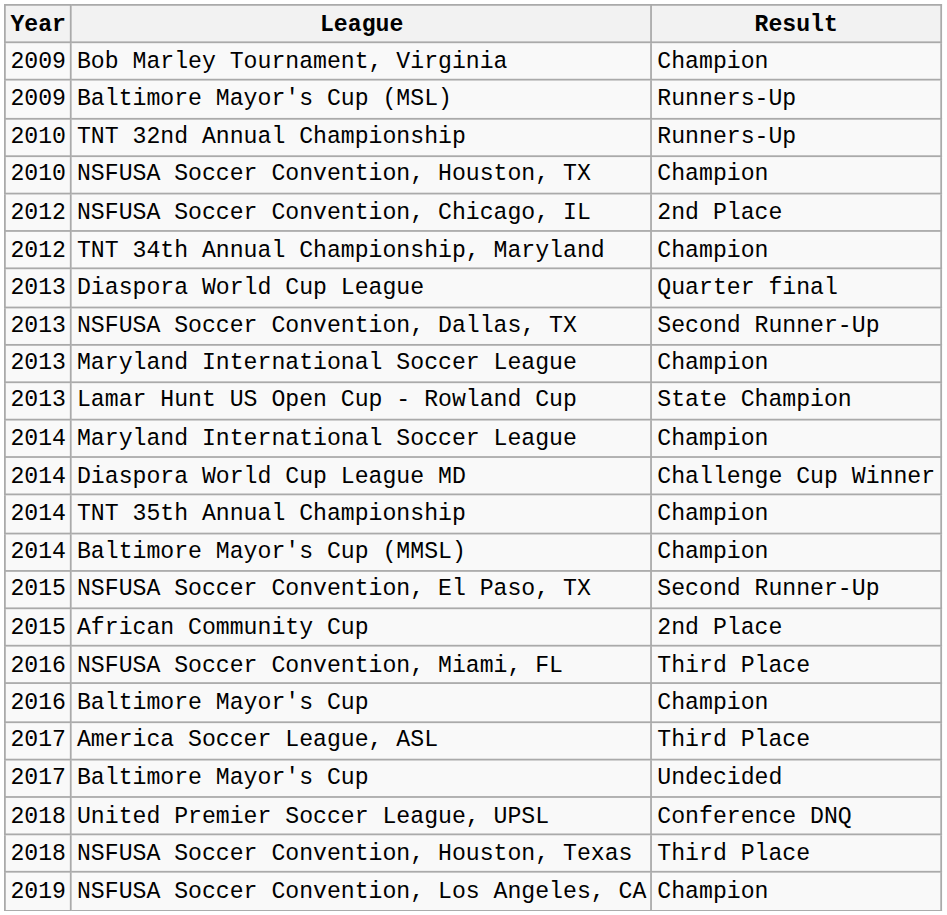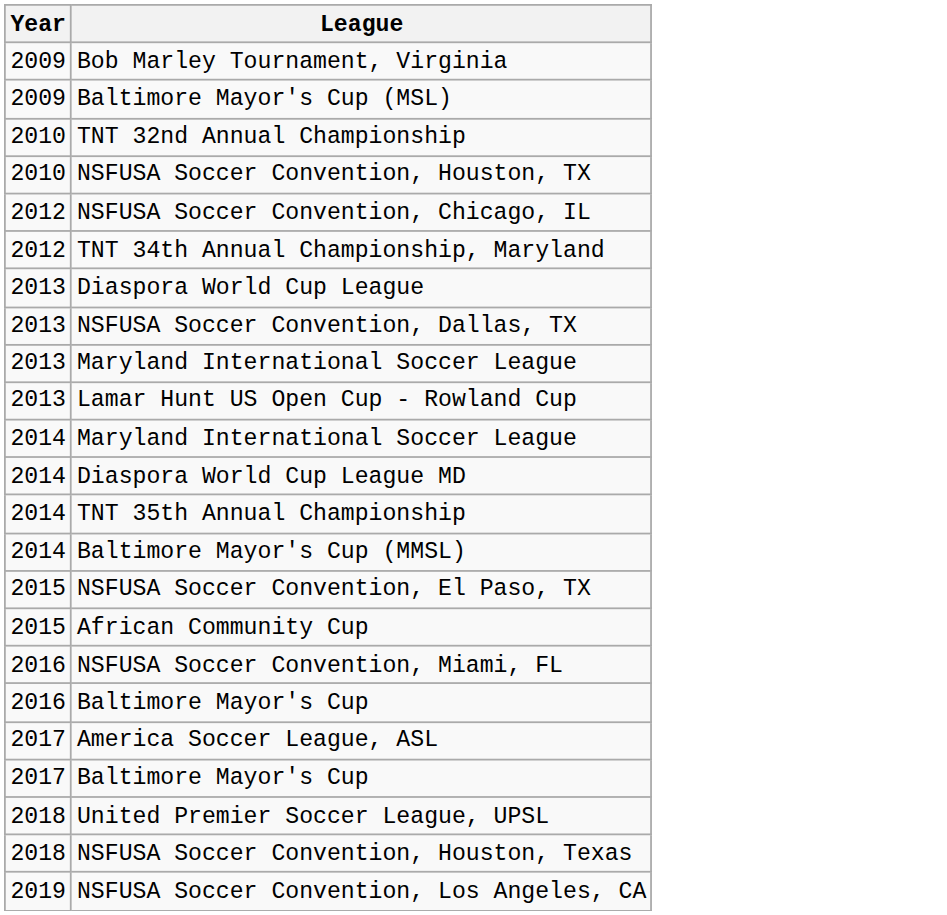- column: (796, 24)
